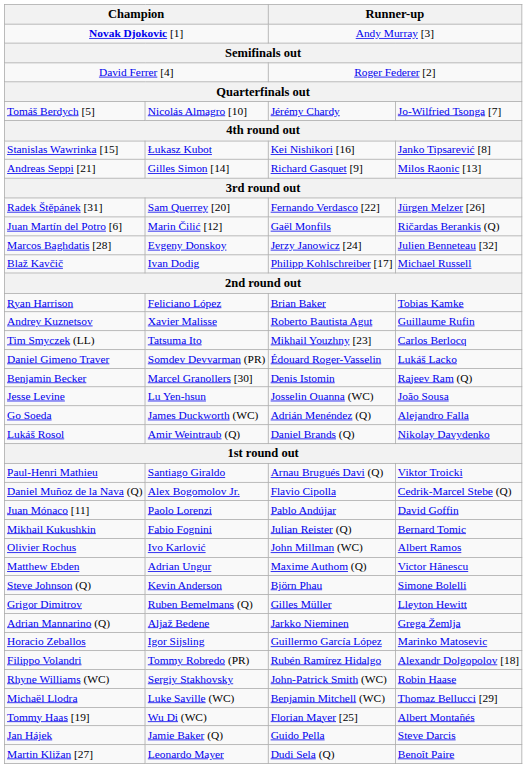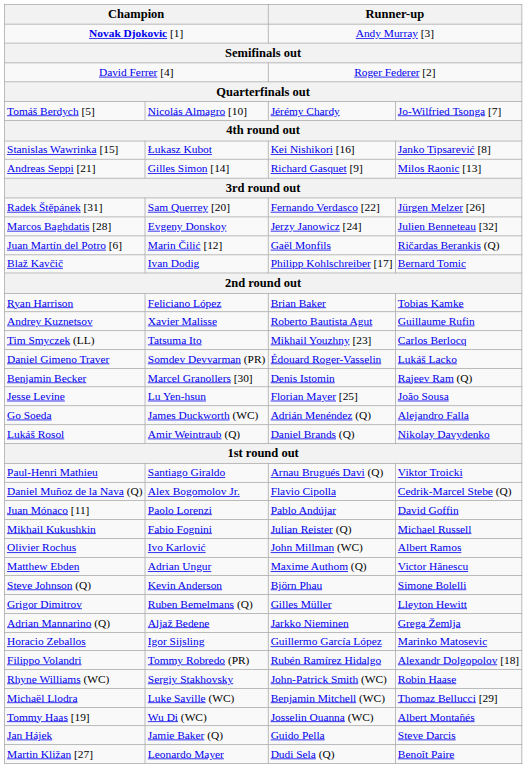rows swapped: (59, 245) <-> (65, 226)
(435, 264) Michael Russell -> (432, 264) Bernard Tomic
(322, 396) Josselin Ouanna (WC) -> (314, 396) Florian Mayer [25]
(432, 529) Bernard Tomic -> (435, 529) Michael Russell
(314, 717) Florian Mayer [25] -> (322, 717) Josselin Ouanna (WC)
